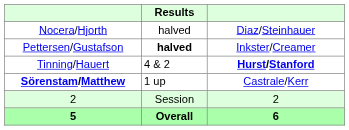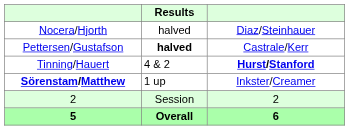(276, 47) Inkster/Creamer -> (276, 47) Castrale/Kerr
(276, 82) Castrale/Kerr -> (276, 82) Inkster/Creamer
